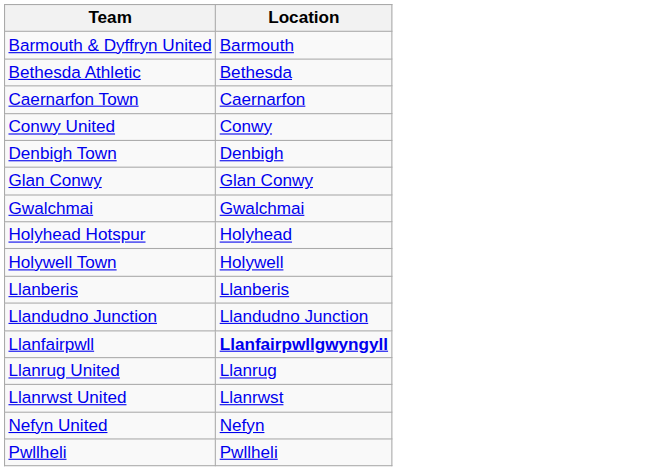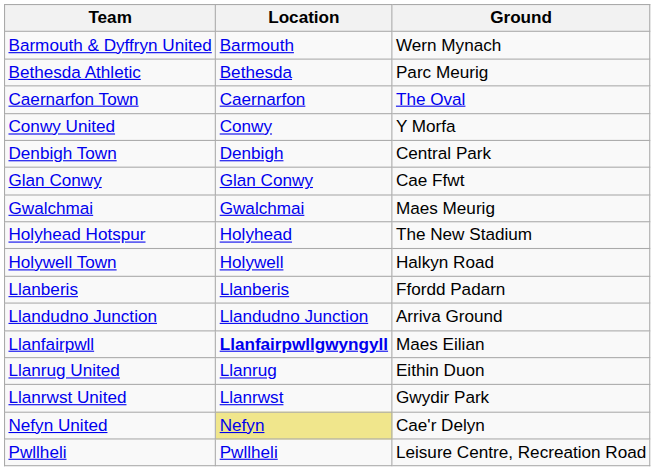+ column: (521, 18)
(242, 425) no background -> (242, 425) khaki background
